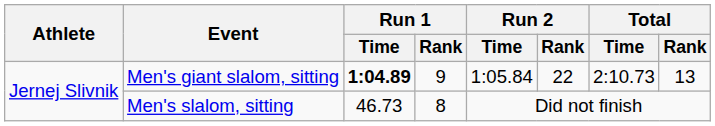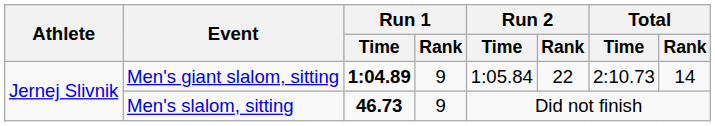(685, 77) 13 -> (685, 77) 14
(379, 106) normal -> (379, 106) bold
(441, 106) 8 -> (441, 106) 9
